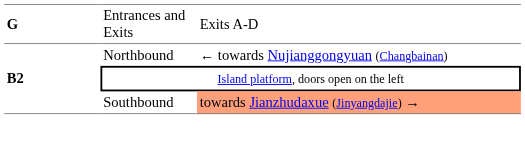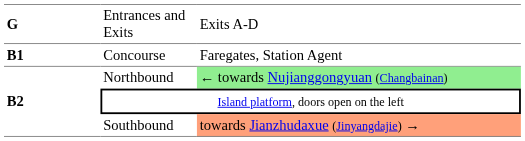+ row: (134, 55)
(324, 55) no background -> (324, 77) lightgreen background
